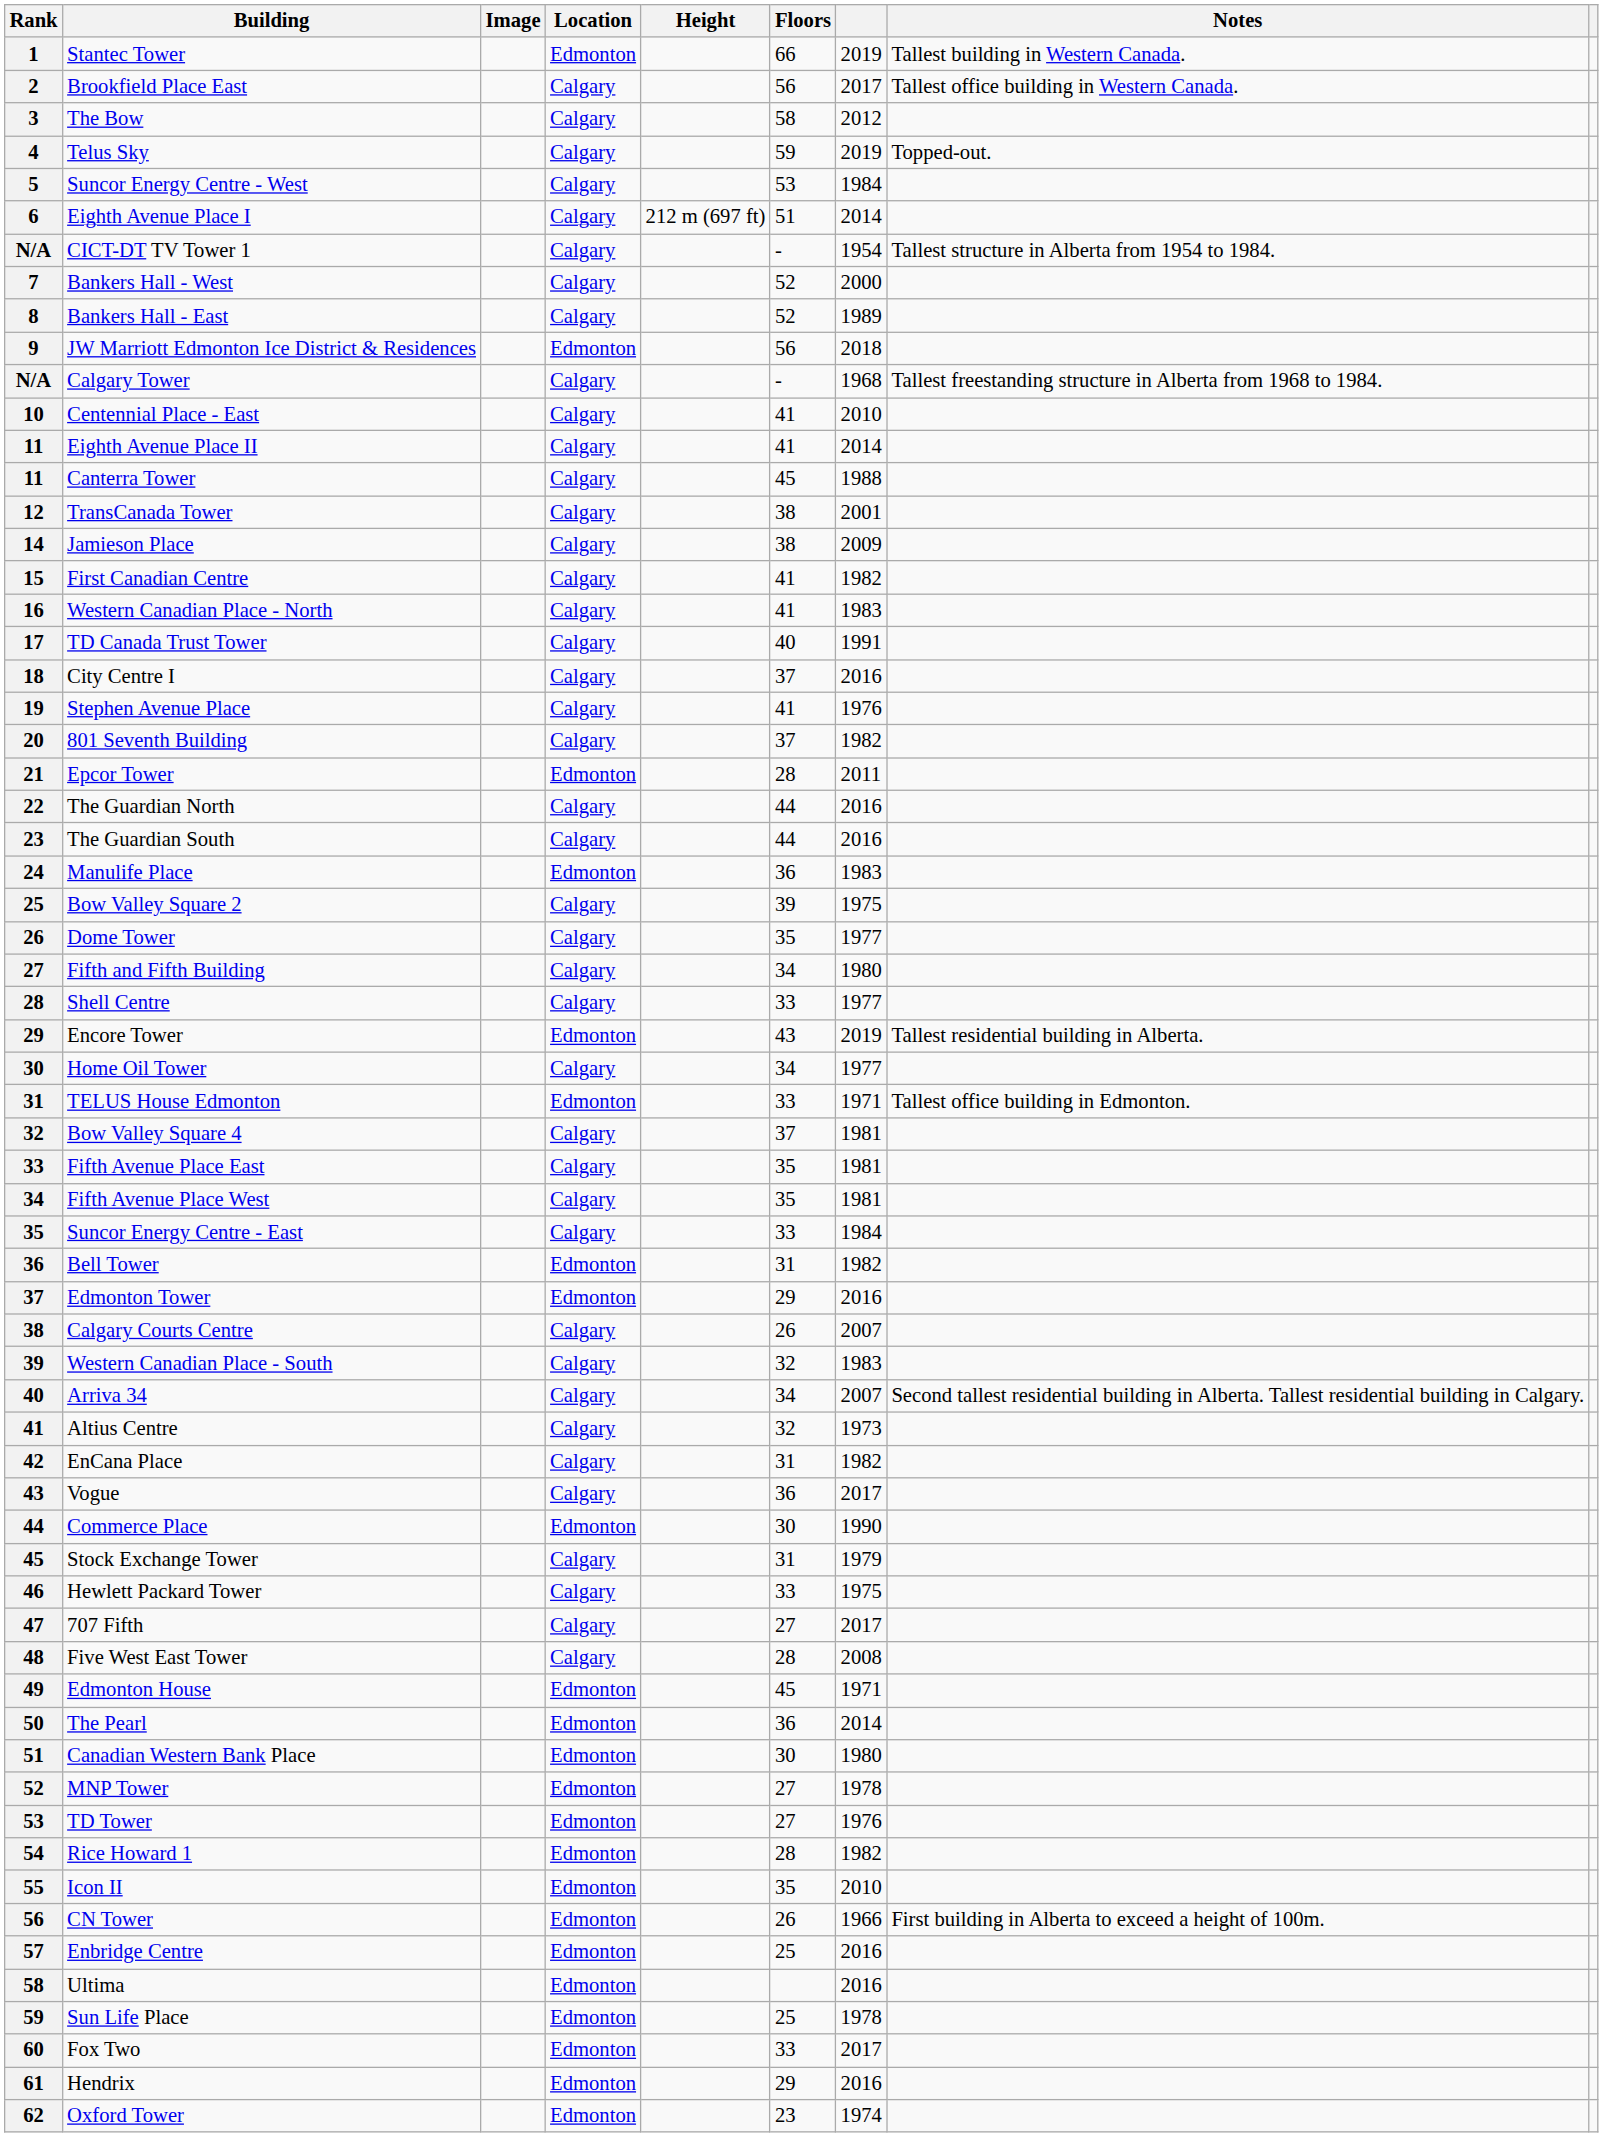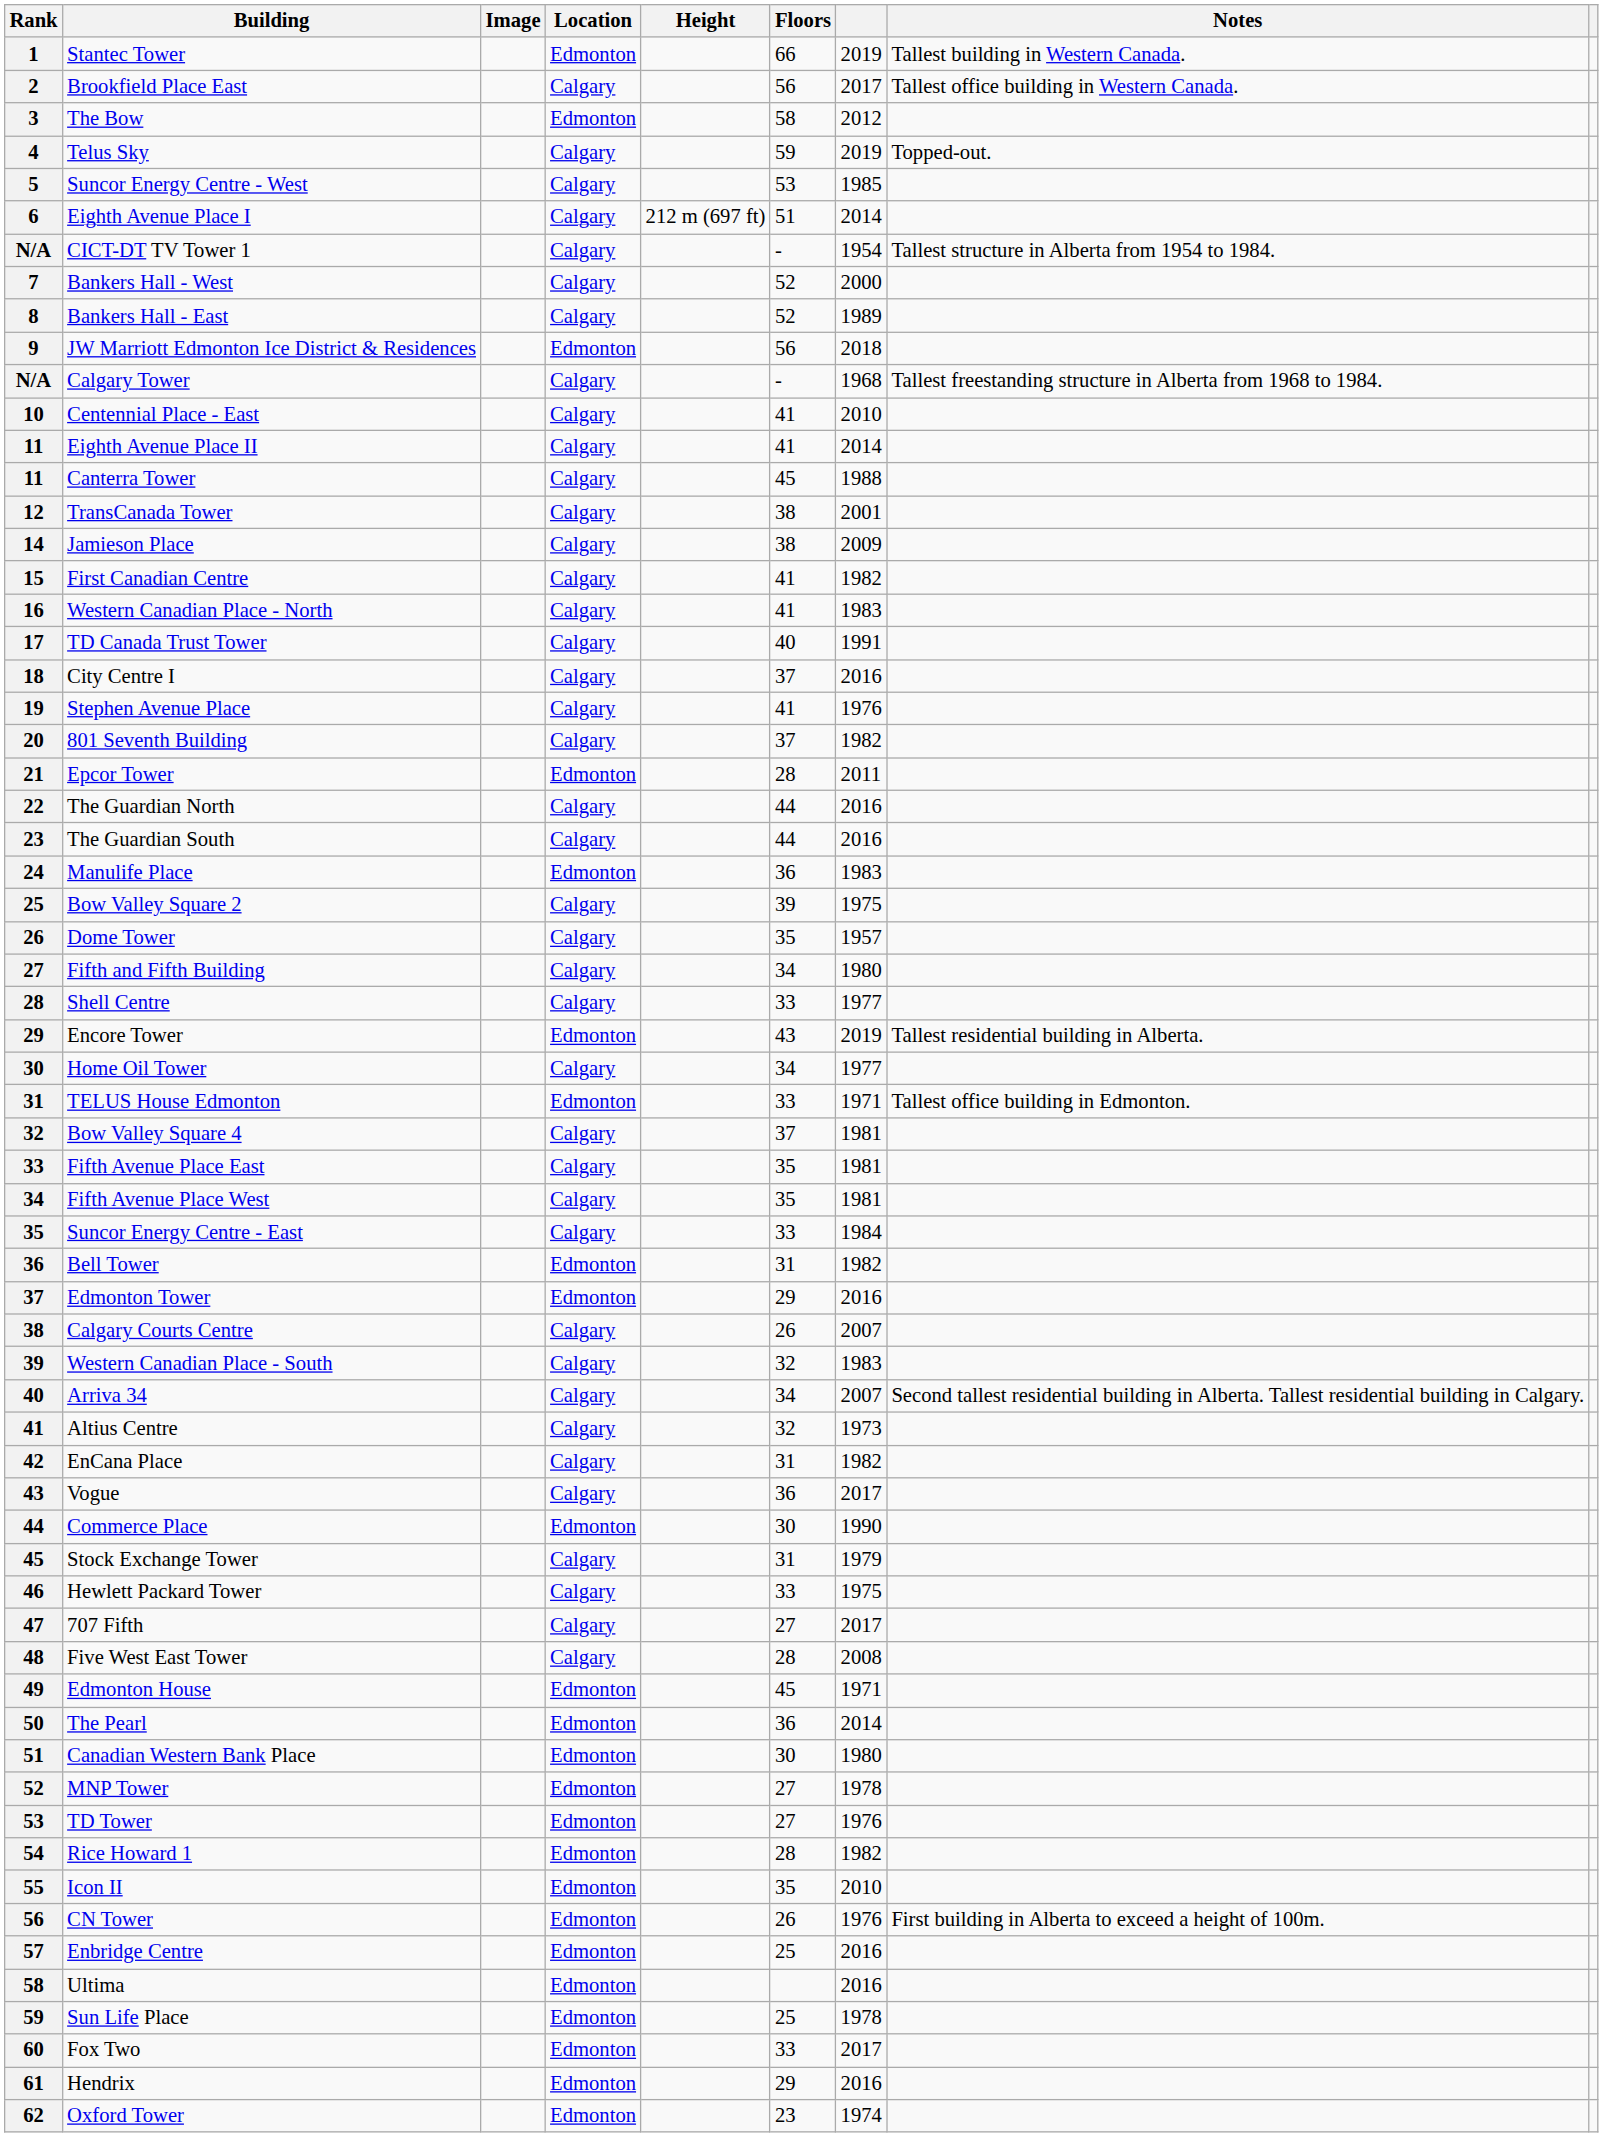(583, 119) Calgary -> (593, 119) Edmonton
(861, 184) 1984 -> (861, 184) 1985
(861, 937) 1977 -> (861, 937) 1957
(861, 1919) 1966 -> (861, 1919) 1976
